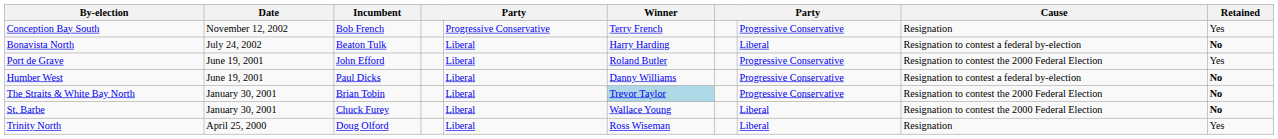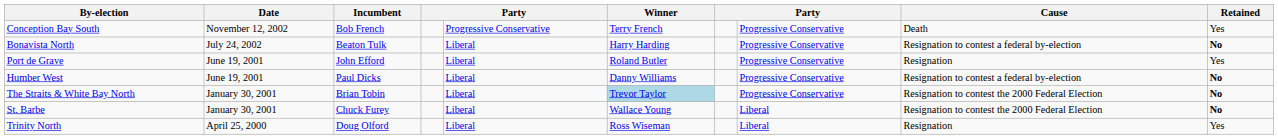(928, 28) Resignation -> (916, 28) Death
(754, 45) Liberal -> (792, 45) Progressive Conservative
(1003, 61) Resignation to contest the 2000 Federal Election -> (928, 61) Resignation
